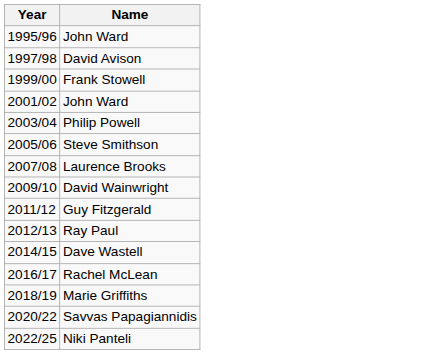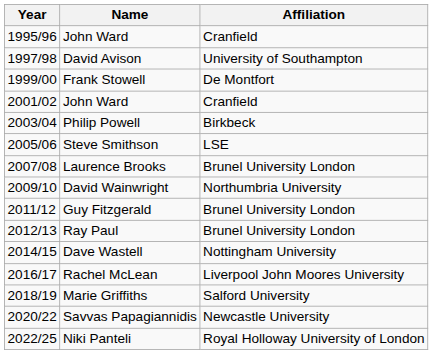+ column: (314, 15)
